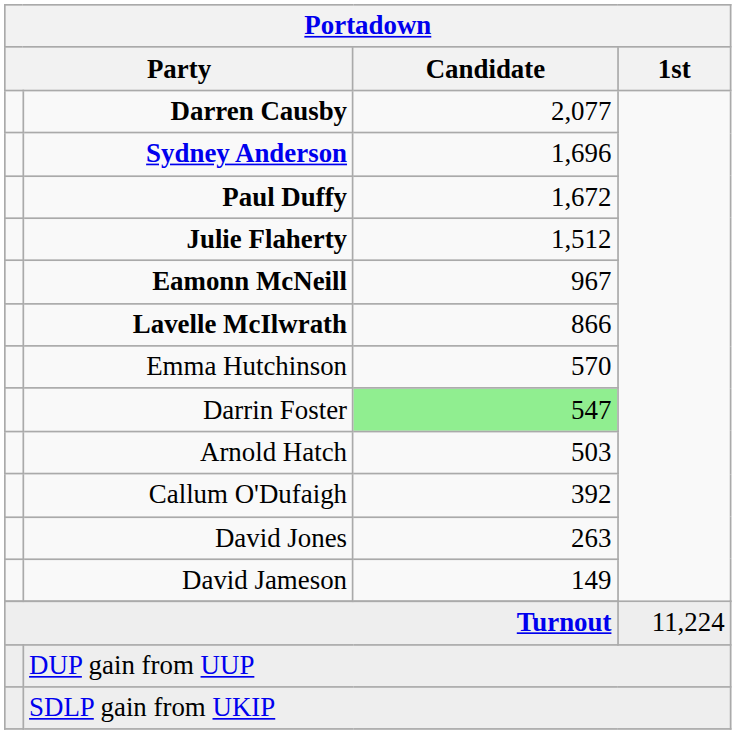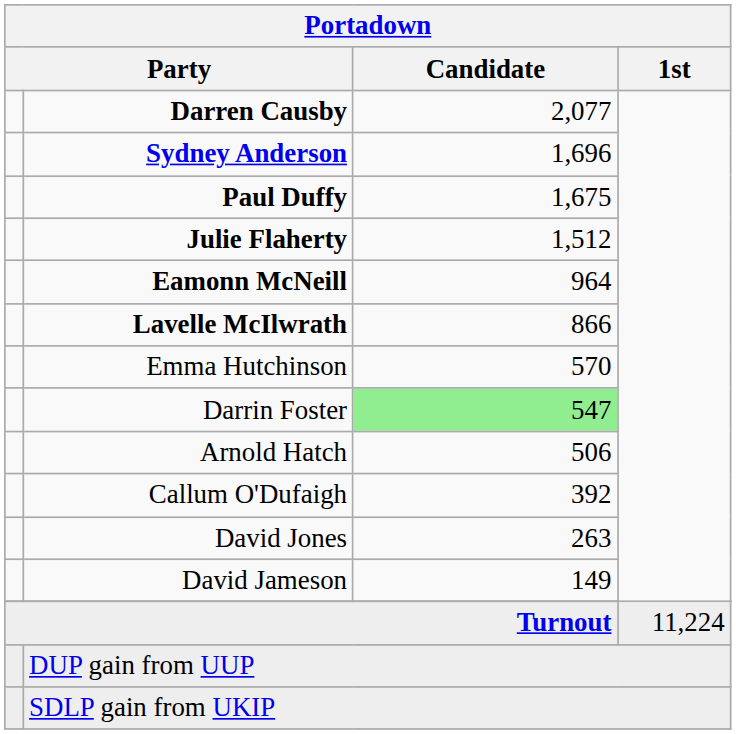(581, 196) 1,672 -> (581, 196) 1,675
(591, 281) 967 -> (591, 281) 964
(591, 452) 503 -> (591, 452) 506
